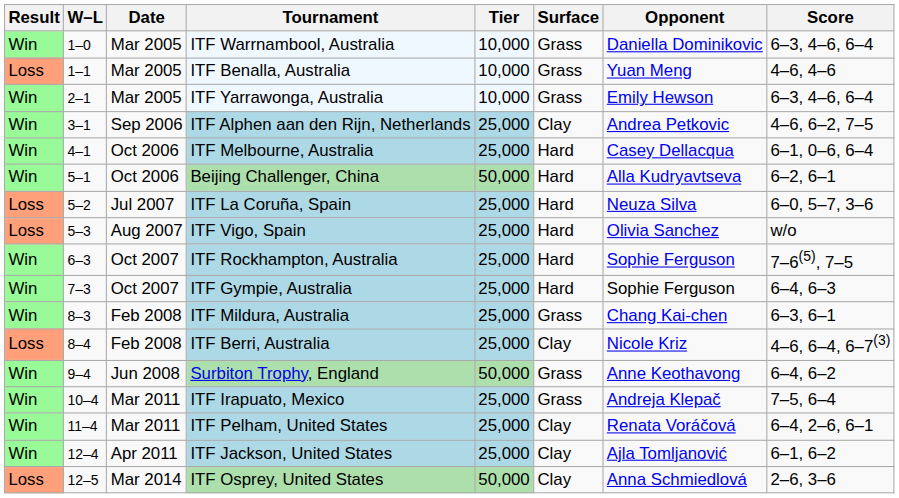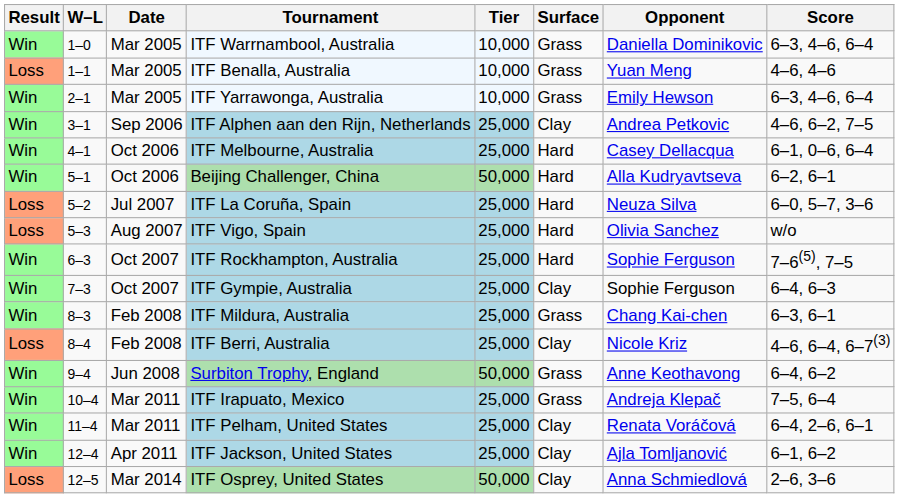(556, 288) Hard -> (554, 288) Clay
